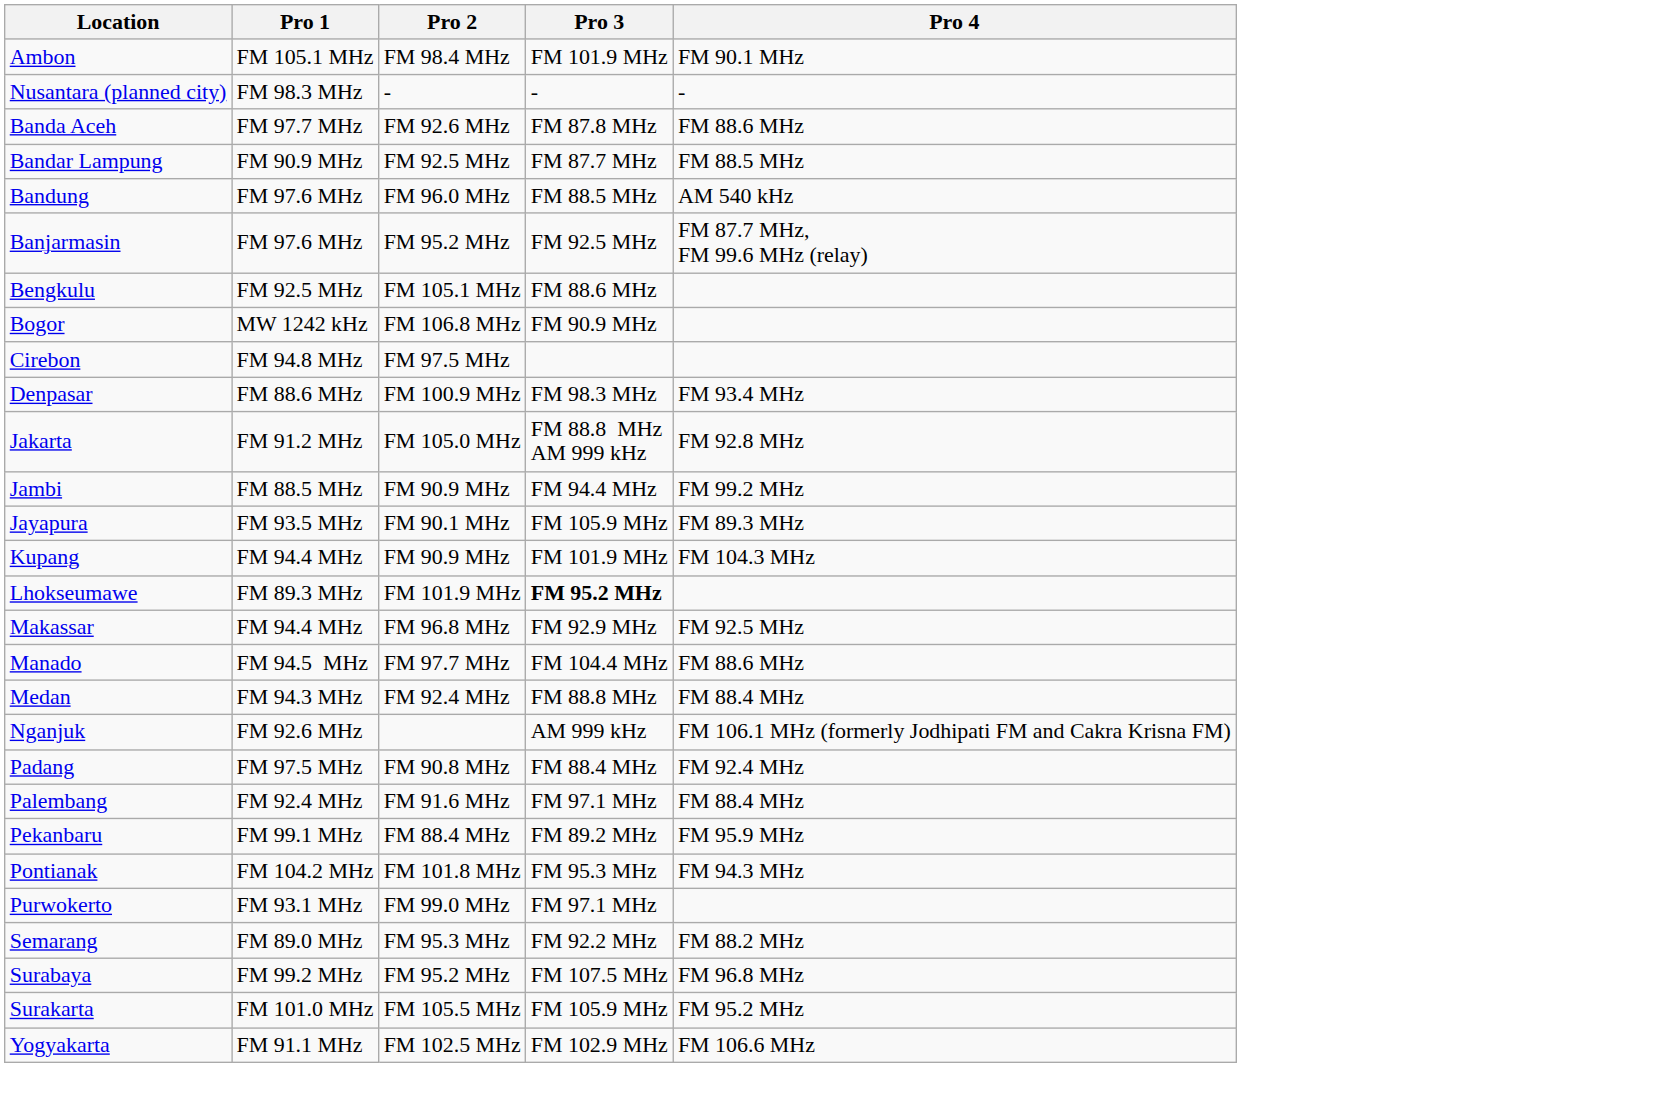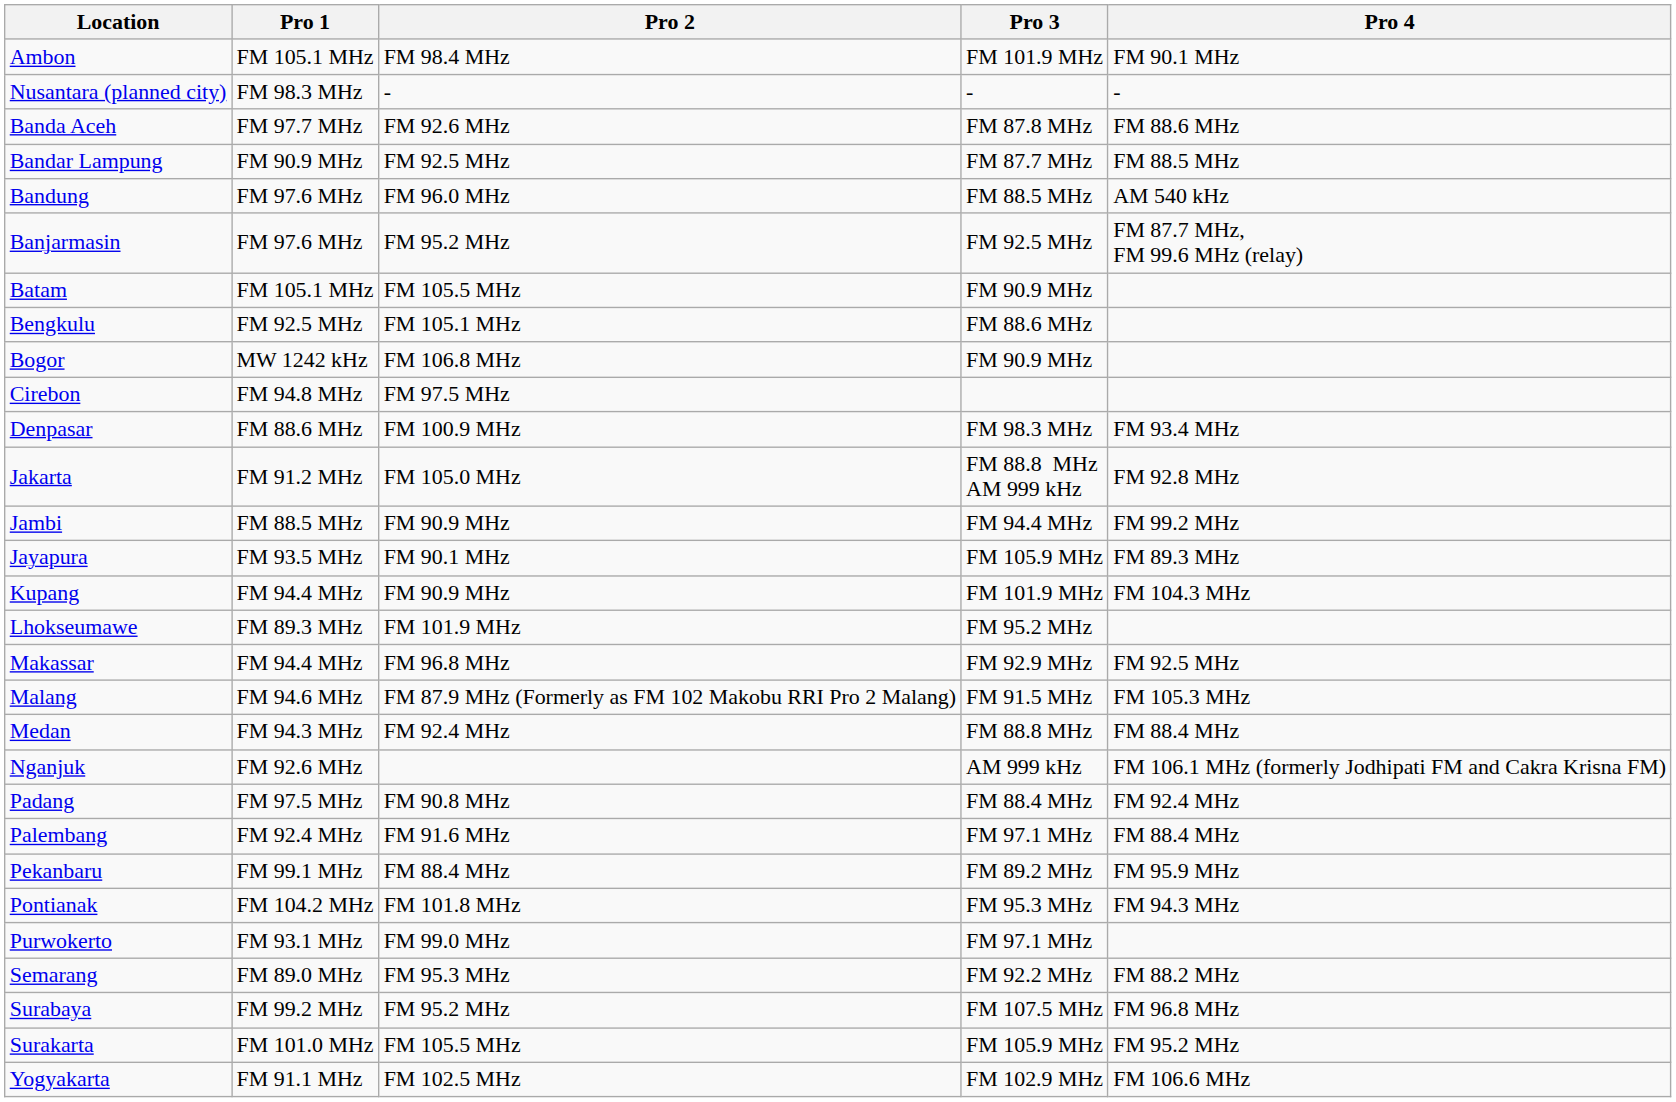+ row: (38, 289)
(596, 592) bold -> (1029, 627) normal
+ row: (43, 696)
- row: (46, 662)
